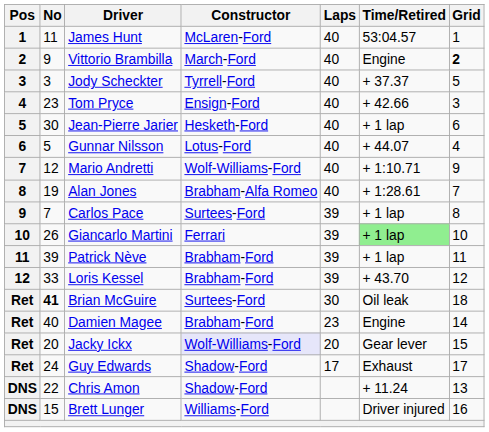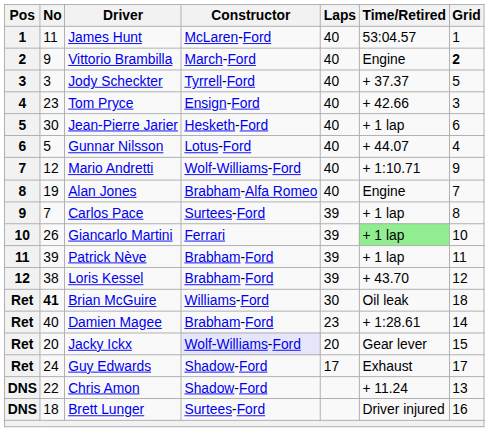(391, 191) + 1:28.61 -> (384, 191) Engine
(51, 278) 33 -> (51, 278) 38
(225, 300) Surtees-Ford -> (227, 300) Williams-Ford
(384, 322) Engine -> (391, 322) + 1:28.61
(51, 410) 15 -> (51, 410) 18
(227, 410) Williams-Ford -> (225, 410) Surtees-Ford
